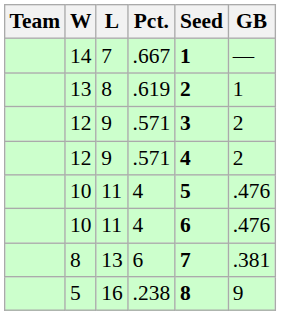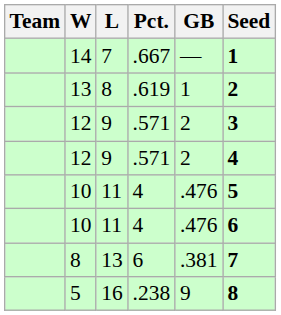columns swapped: (252, 21) <-> (201, 21)
